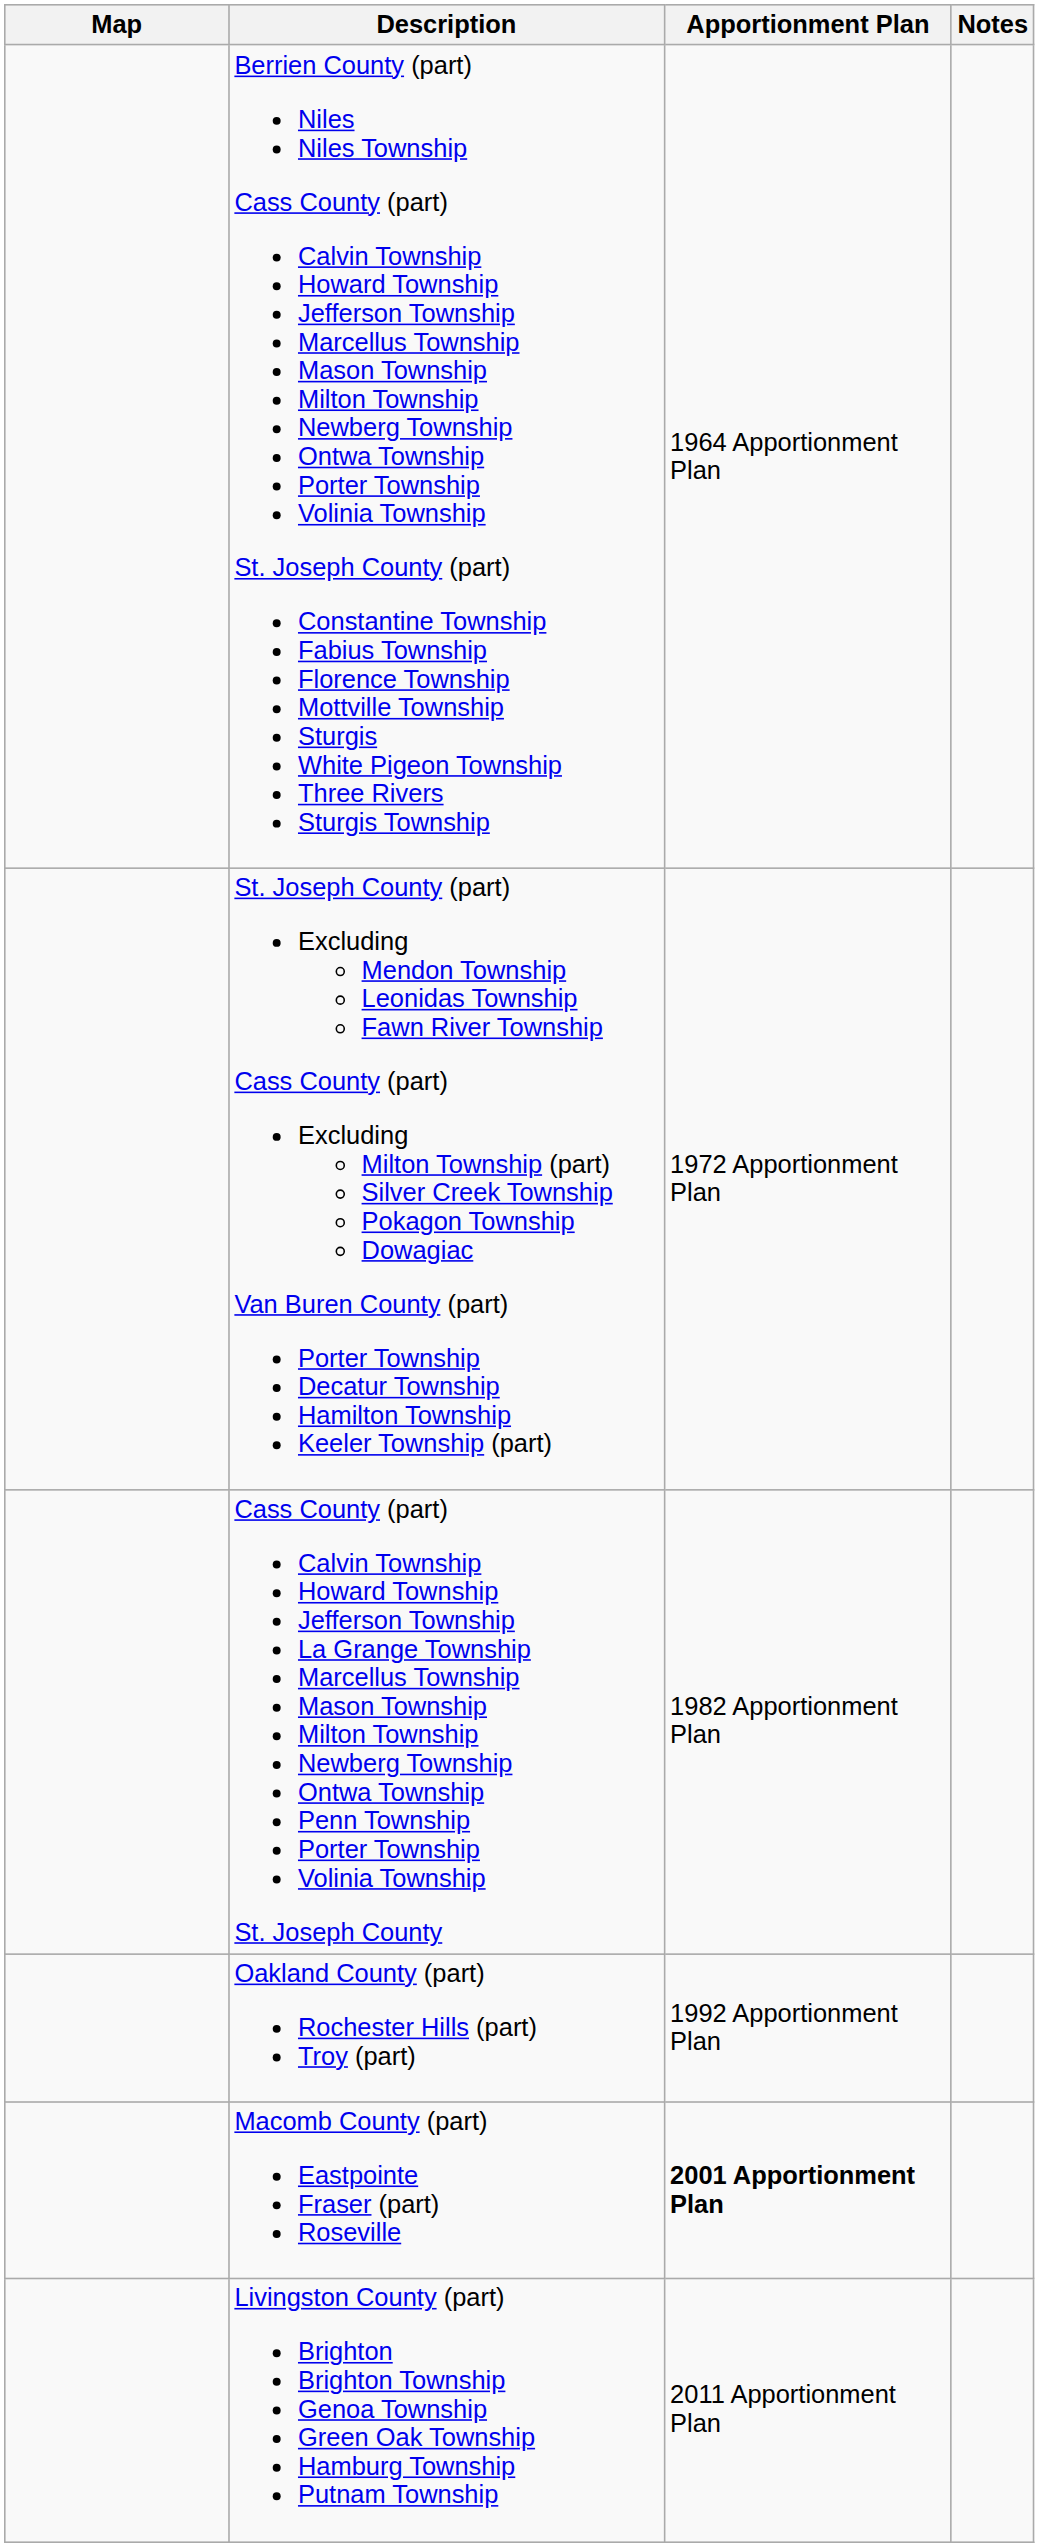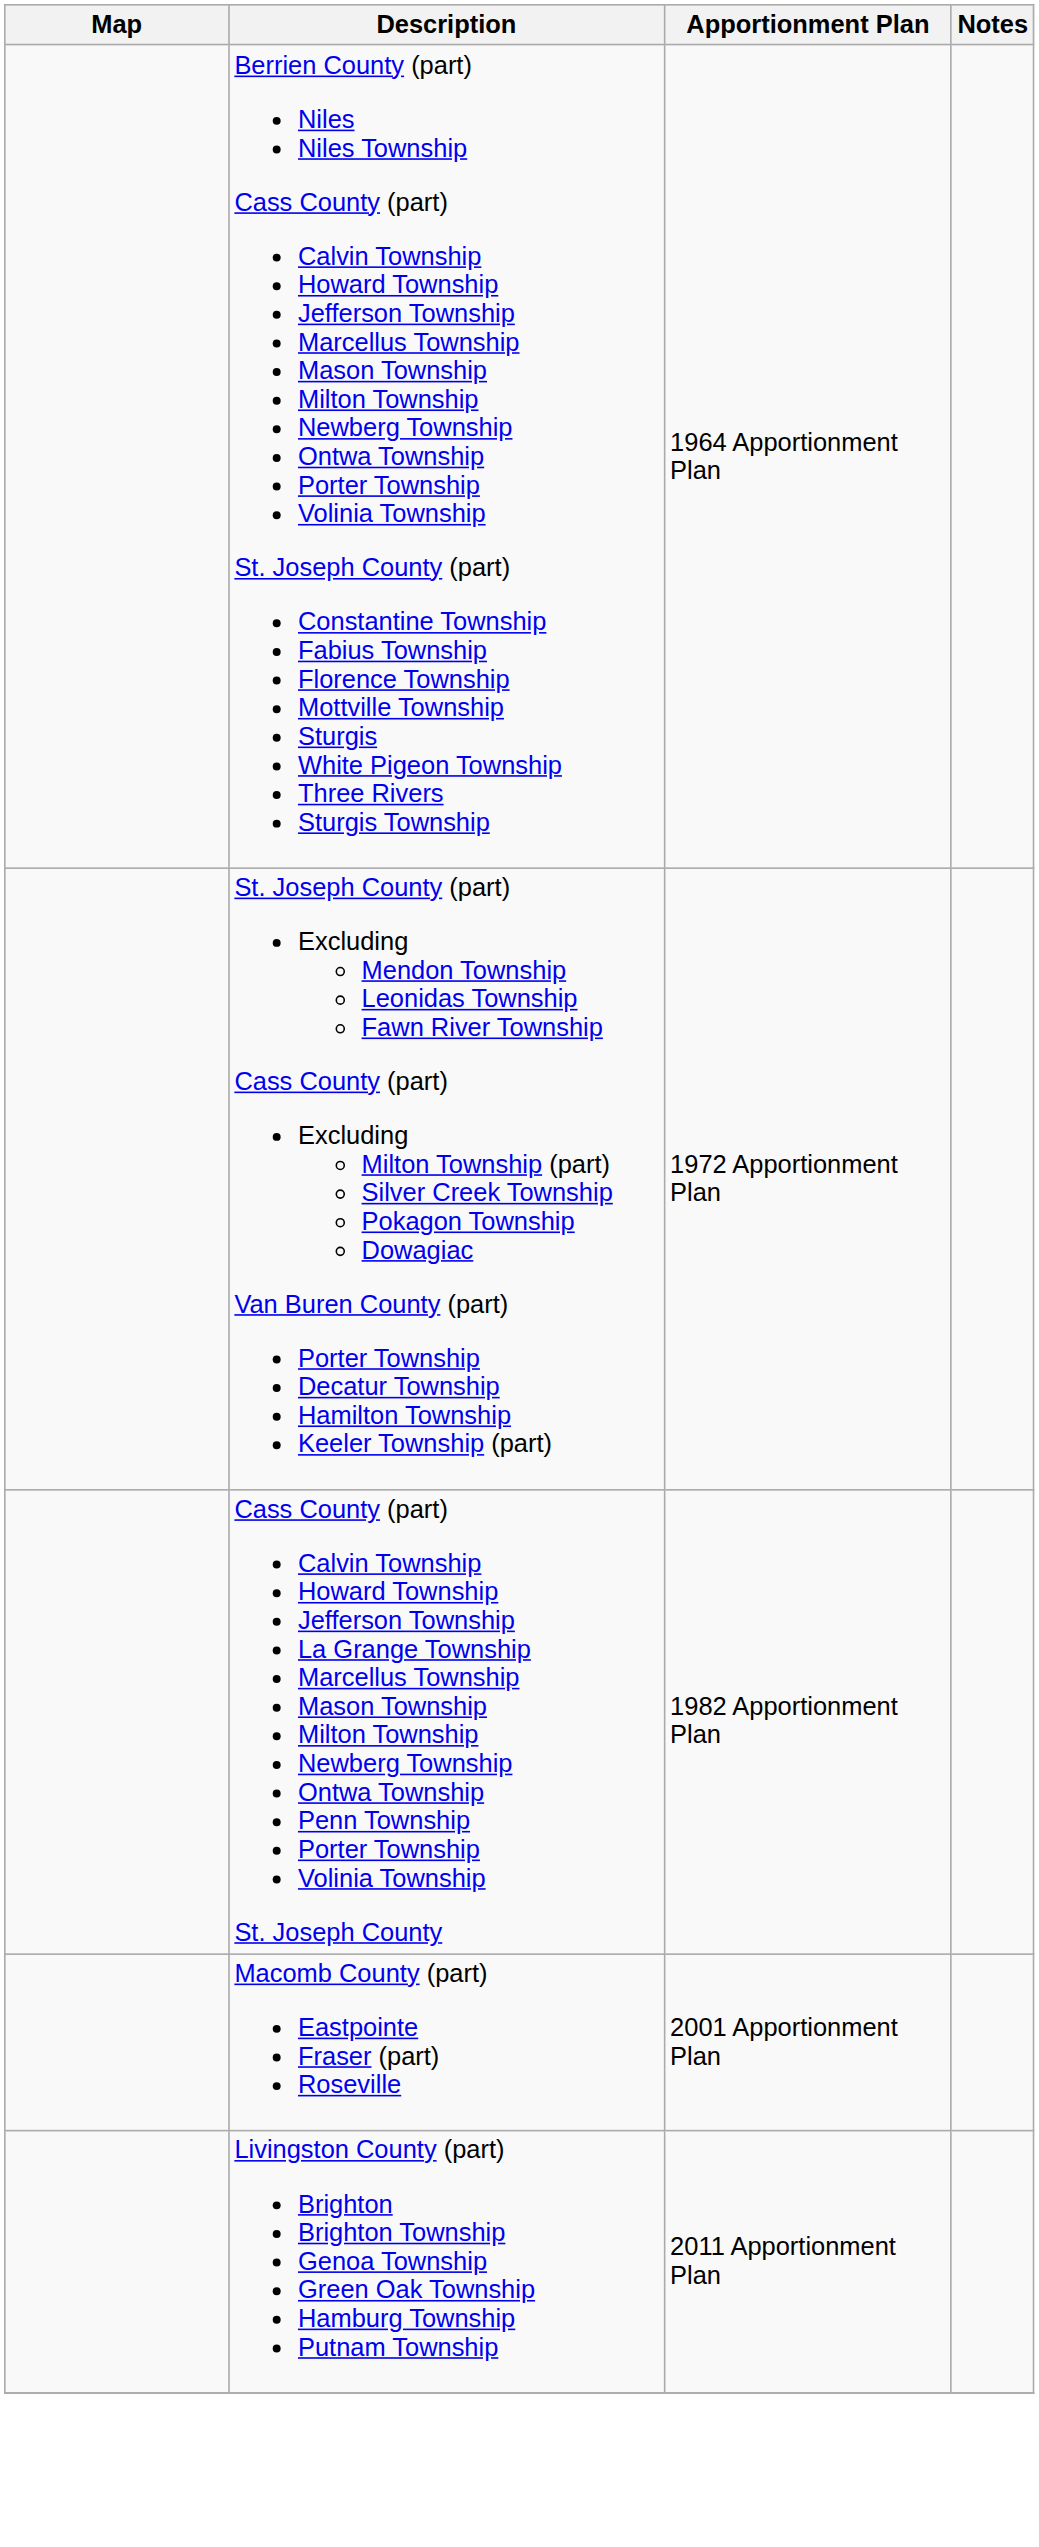- row: (446, 2015)
(793, 2190) bold -> (784, 2041) normal
